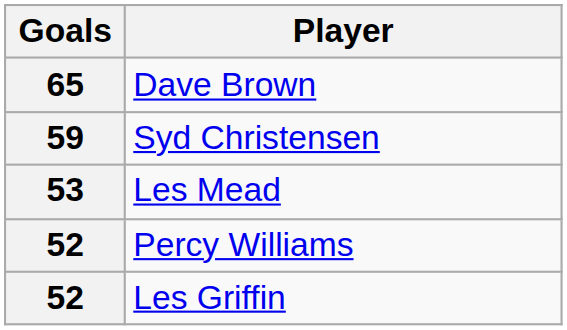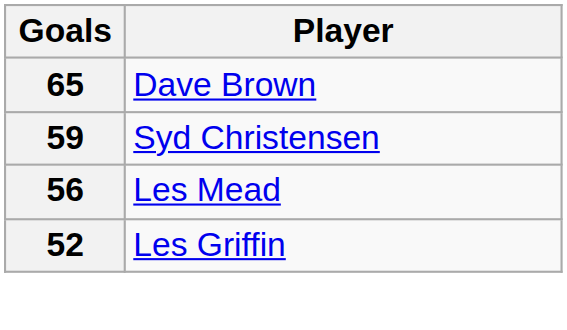(65, 191) 53 -> (65, 191) 56
- row: (243, 244)
